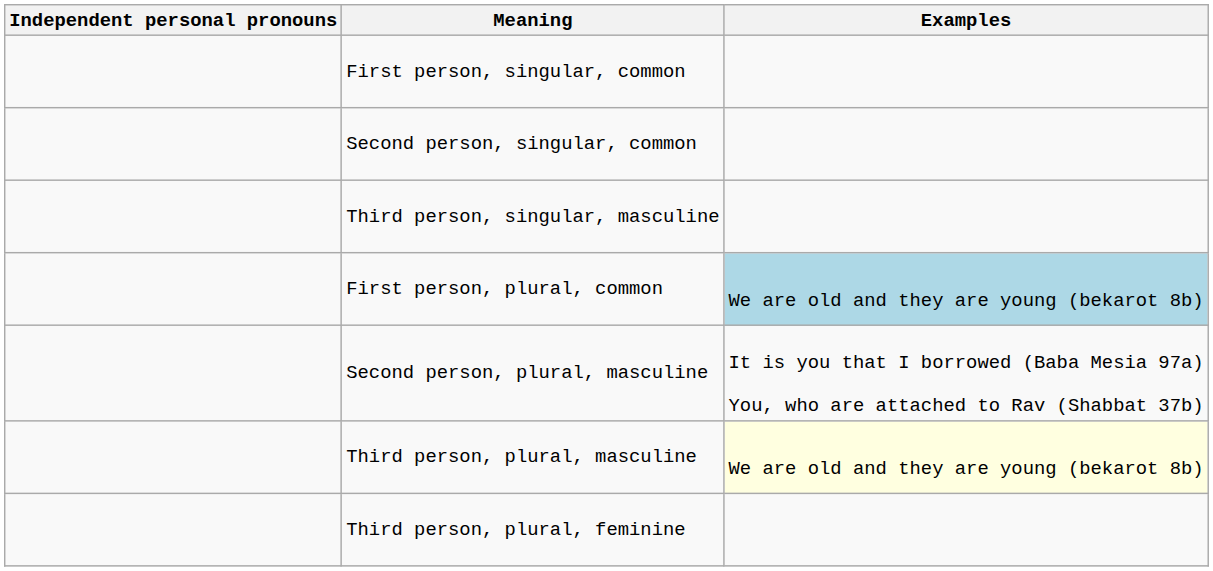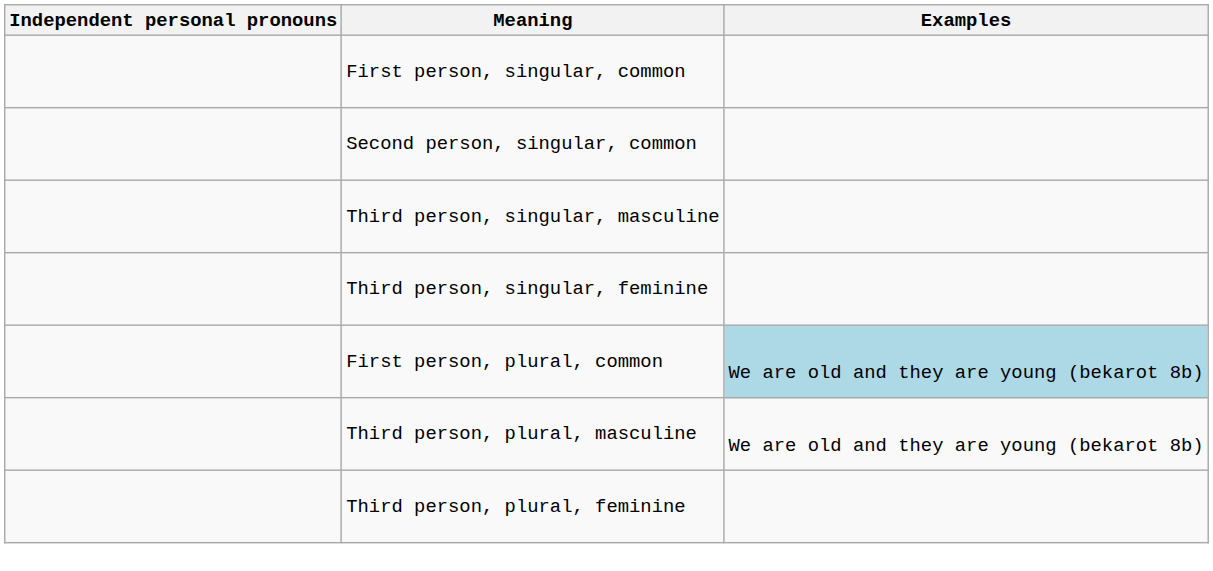+ row: (527, 289)
- row: (527, 373)
(966, 469) lightyellow background -> (966, 445) no background
